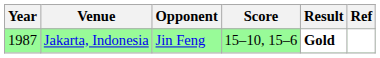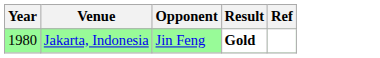- column: (261, 16)
(22, 40) 1987 -> (22, 40) 1980
